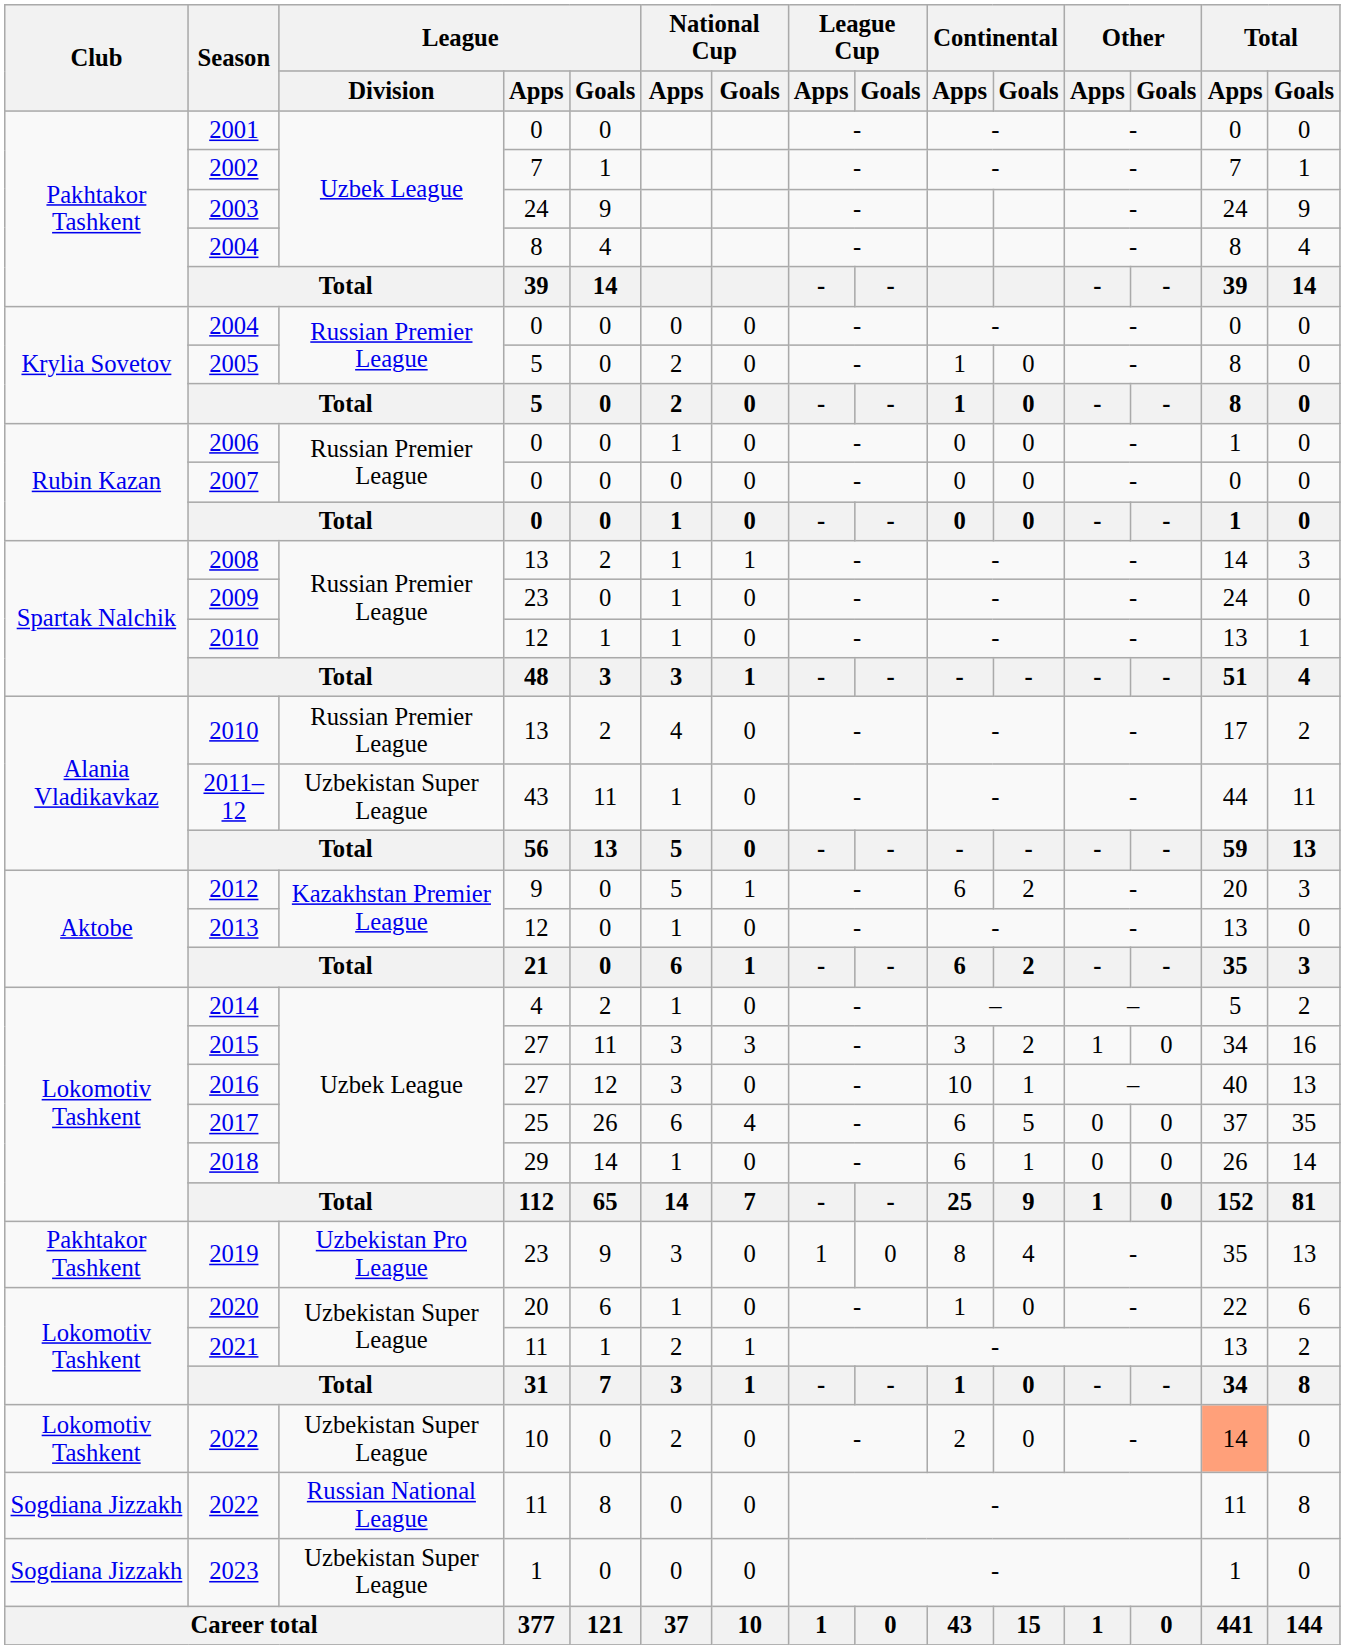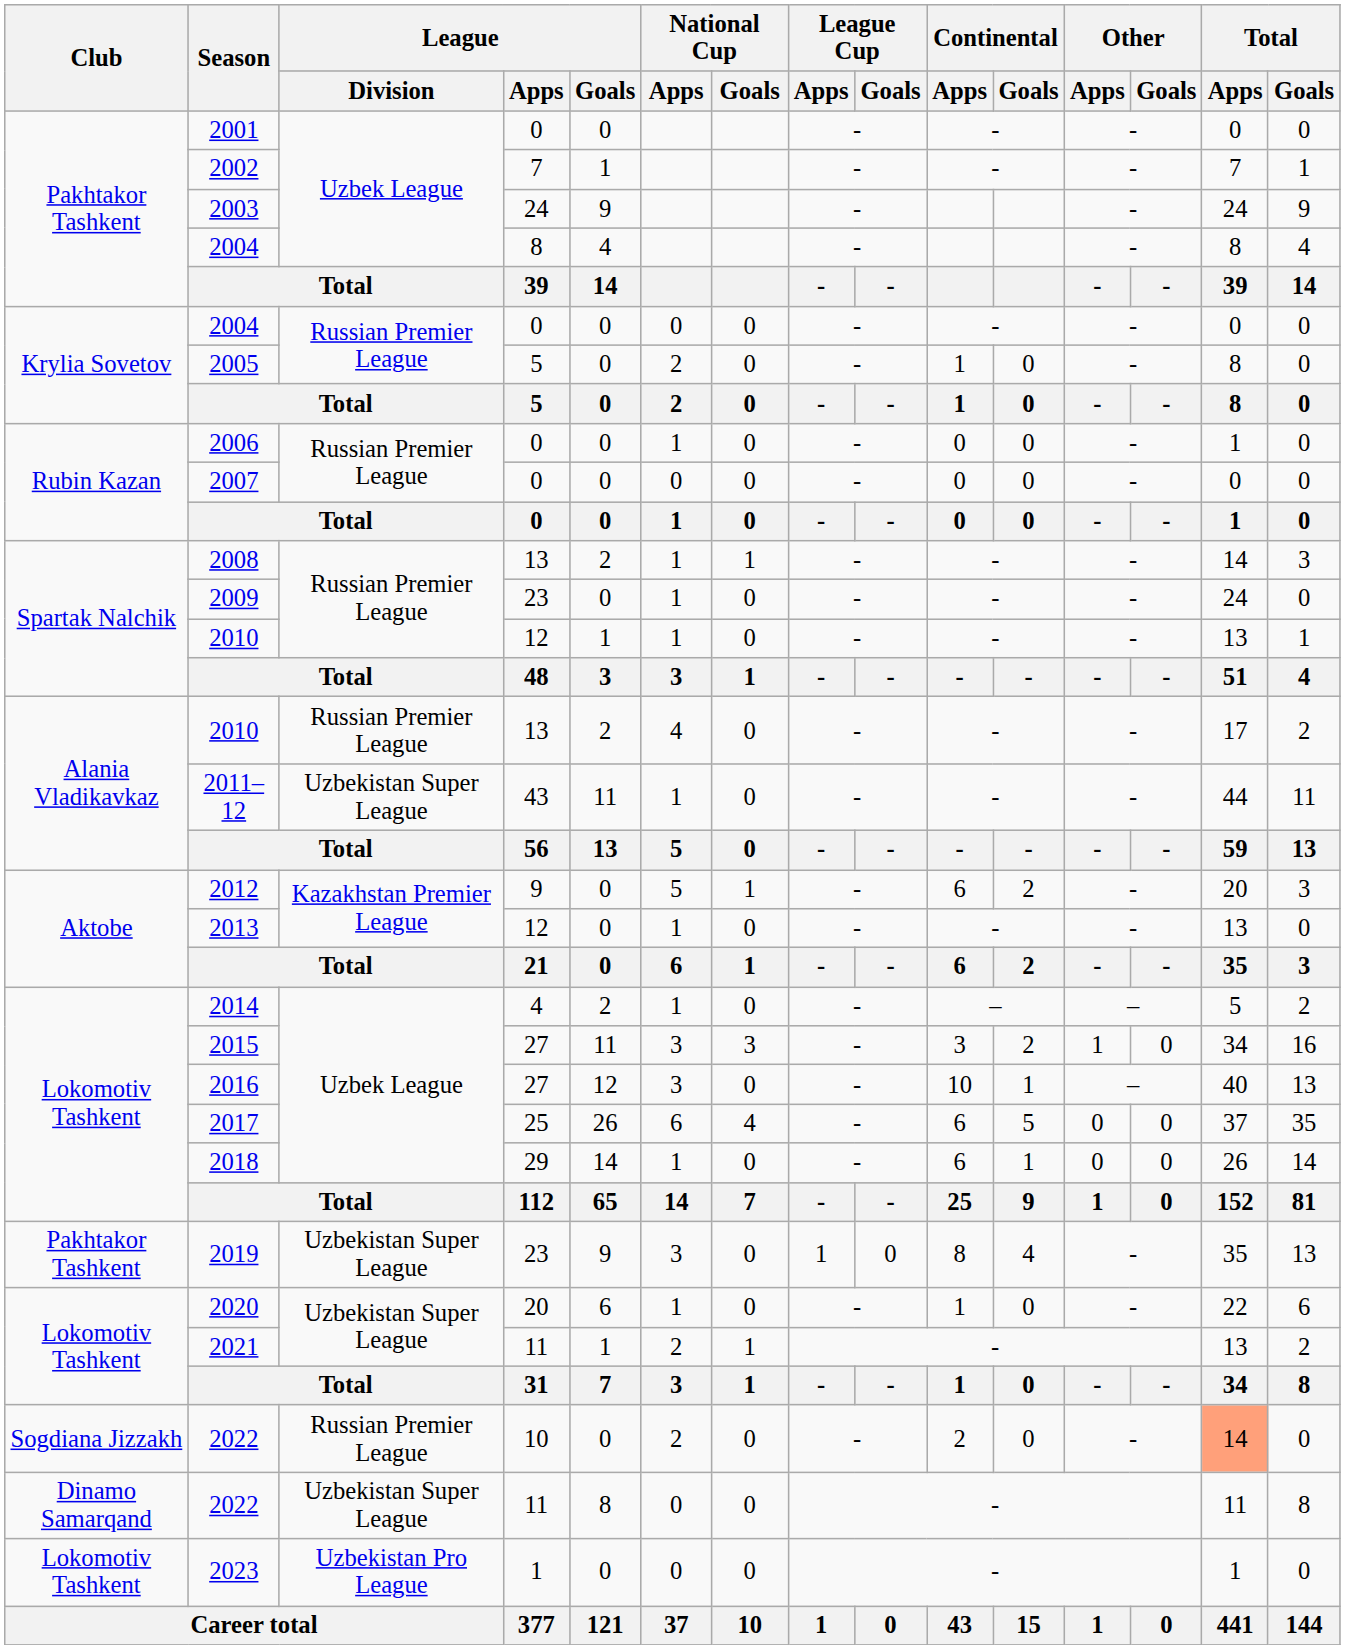(391, 1254) Uzbekistan Pro League -> (391, 1254) Uzbekistan Super League
(96, 1438) Lokomotiv Tashkent -> (96, 1438) Sogdiana Jizzakh
(391, 1438) Uzbekistan Super League -> (391, 1438) Russian Premier League
(96, 1505) Sogdiana Jizzakh -> (96, 1505) Dinamo Samarqand
(391, 1505) Russian National League -> (391, 1505) Uzbekistan Super League
(96, 1571) Sogdiana Jizzakh -> (96, 1571) Lokomotiv Tashkent
(391, 1571) Uzbekistan Super League -> (391, 1571) Uzbekistan Pro League
